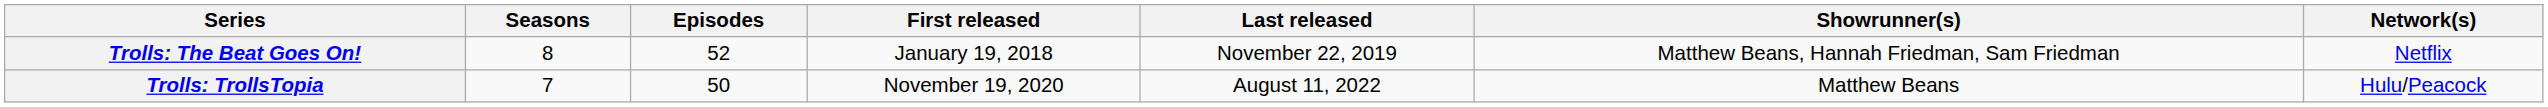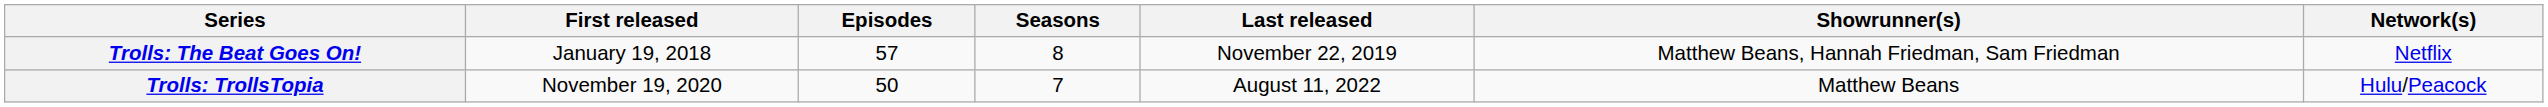columns swapped: (548, 20) <-> (974, 20)
(719, 53) 52 -> (887, 53) 57
